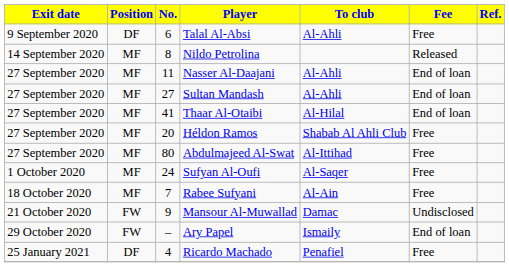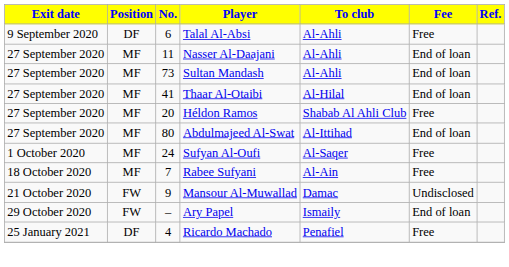- row: (221, 53)
(168, 93) 27 -> (168, 73) 73
(423, 152) Free -> (441, 133) End of loan
